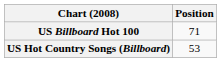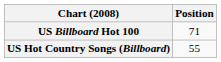(194, 48) 53 -> (194, 48) 55
